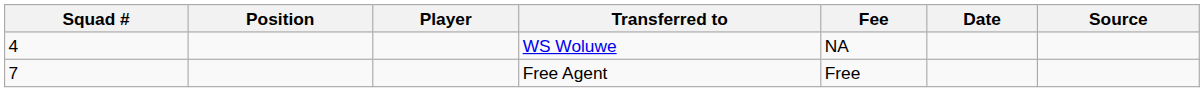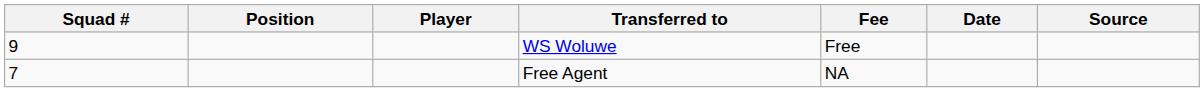(13, 46) 4 -> (13, 46) 9
(837, 46) NA -> (843, 46) Free
(843, 73) Free -> (837, 73) NA
